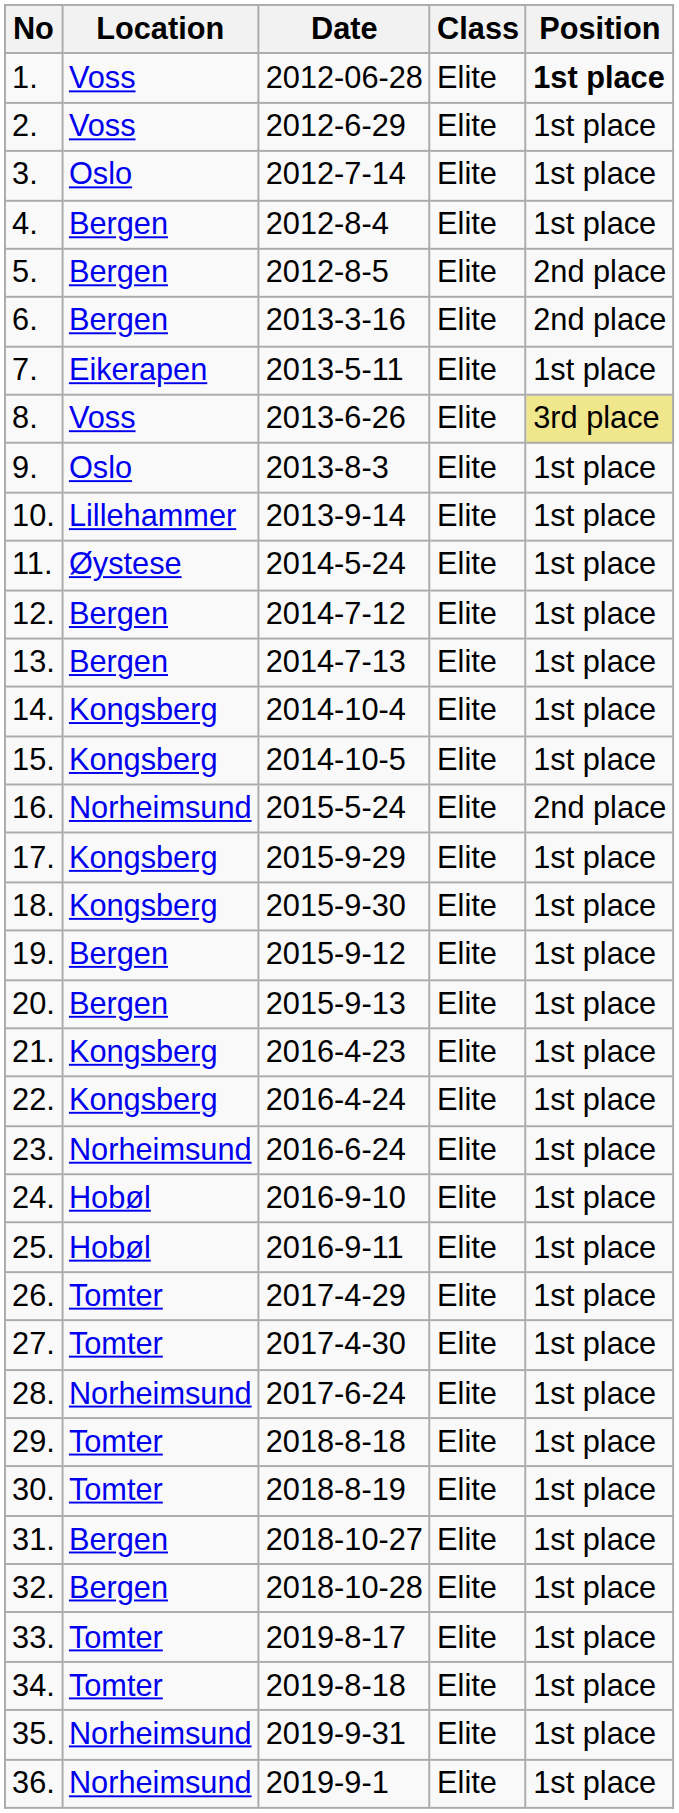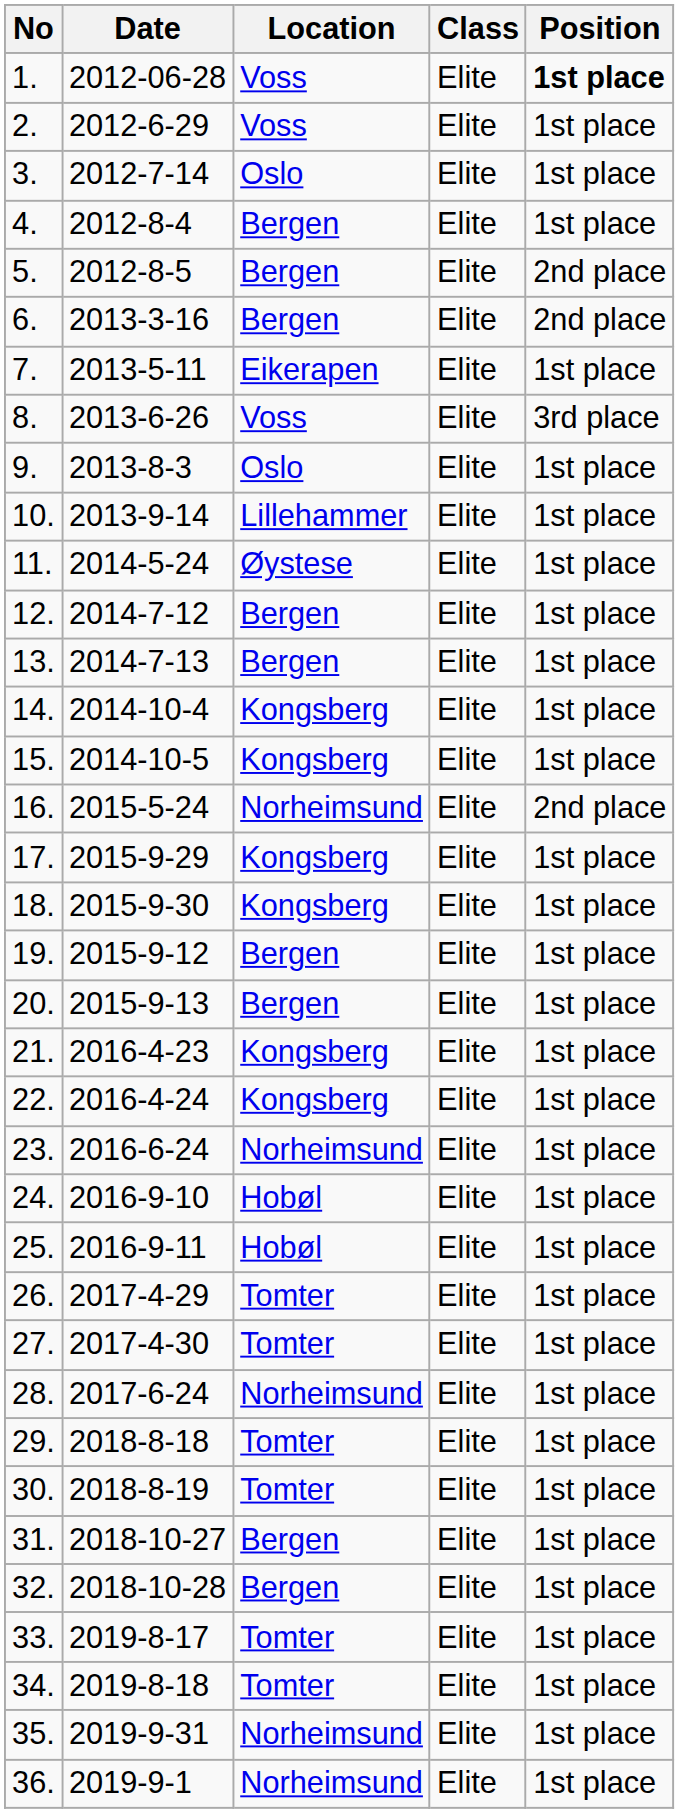columns swapped: (344, 28) <-> (160, 28)
(596, 418) khaki background -> (596, 418) no background
